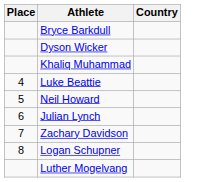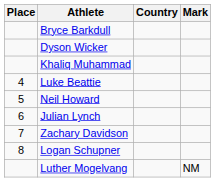+ column: (195, 13)
